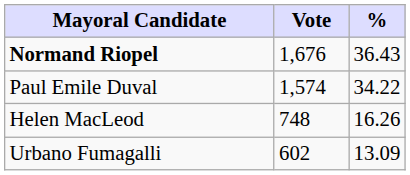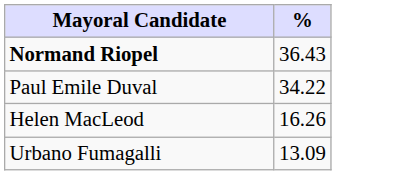- column: (312, 20)
